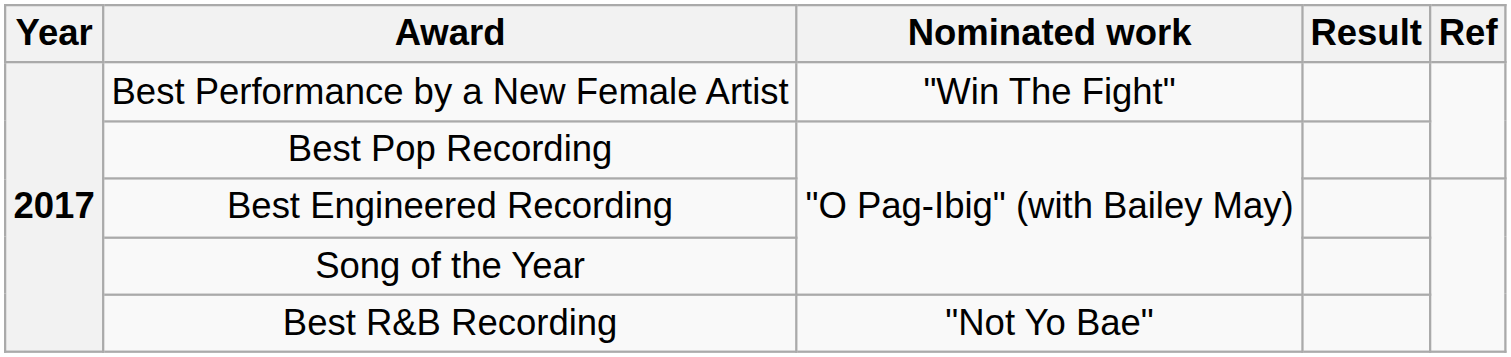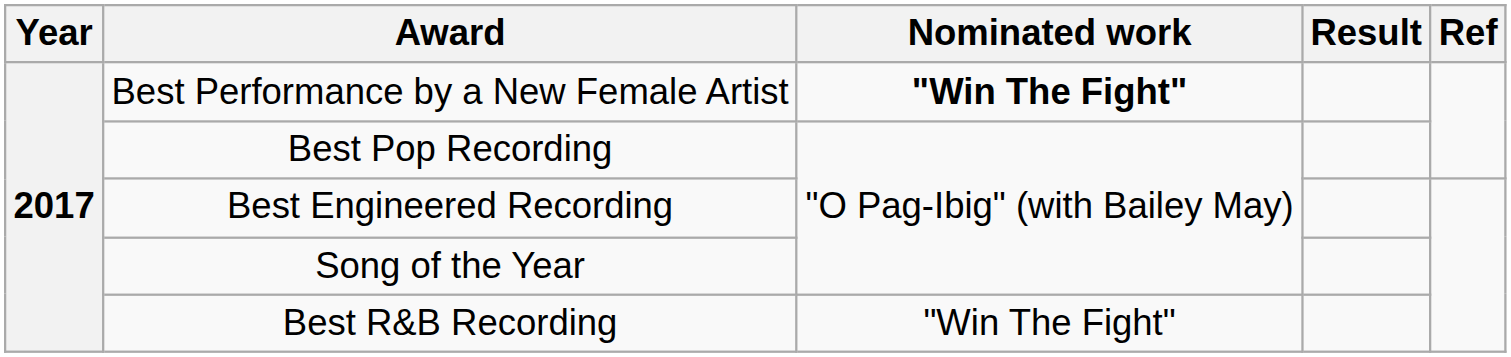(1050, 91) normal -> (1050, 91) bold
(1050, 322) "Not Yo Bae" -> (1050, 322) "Win The Fight"
